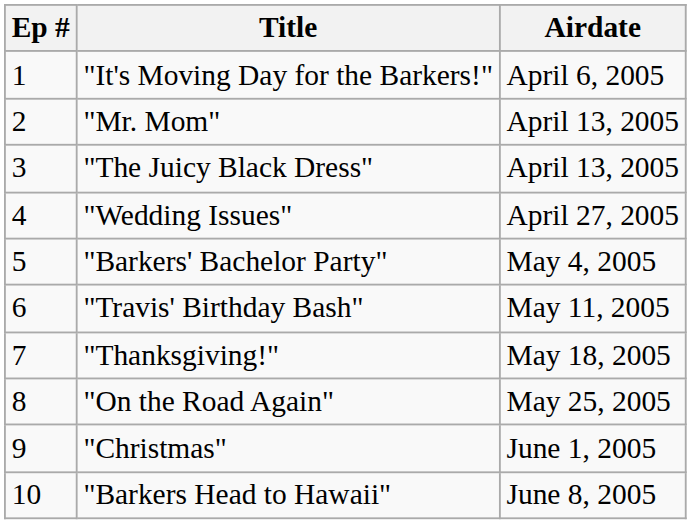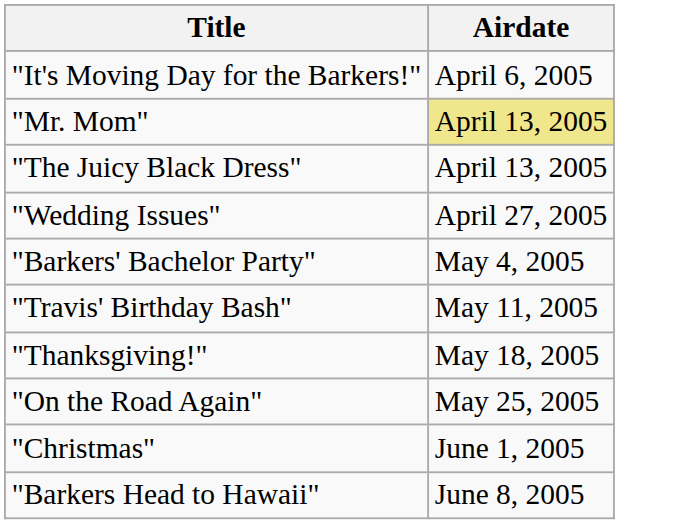- column: (41, 27)
(593, 121) no background -> (521, 121) khaki background
